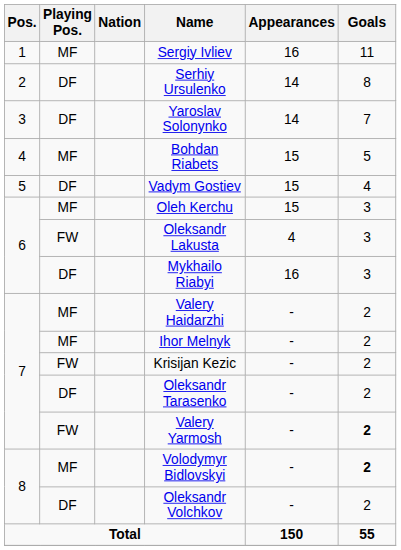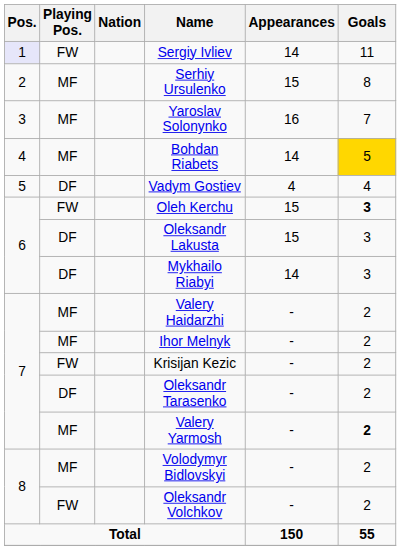(22, 52) no background -> (22, 52) lavender background
(67, 52) MF -> (67, 52) FW
(292, 52) 16 -> (292, 52) 14
(67, 82) DF -> (67, 82) MF
(292, 82) 14 -> (292, 82) 15
(67, 119) DF -> (67, 119) MF
(292, 119) 14 -> (292, 119) 16
(292, 156) 15 -> (292, 156) 14
(367, 156) no background -> (367, 156) gold background
(292, 186) 15 -> (292, 186) 4
(67, 208) MF -> (67, 208) FW
(367, 208) normal -> (367, 208) bold
(67, 237) FW -> (67, 237) DF
(292, 237) 4 -> (292, 237) 15
(292, 275) 16 -> (292, 275) 14
(67, 430) FW -> (67, 430) MF
(367, 467) bold -> (367, 467) normal
(67, 505) DF -> (67, 505) FW
